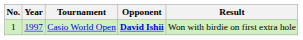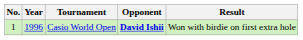(34, 27) 1997 -> (34, 27) 1996
